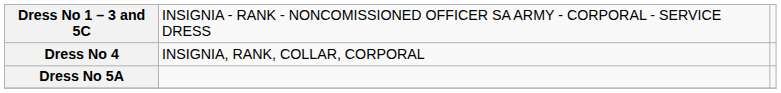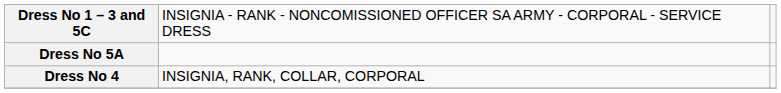rows swapped: (82, 76) <-> (82, 54)
